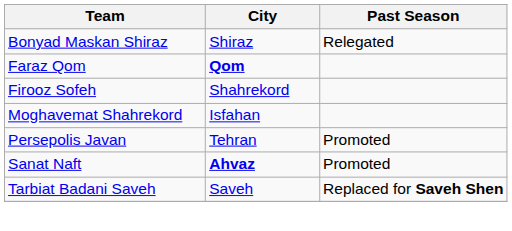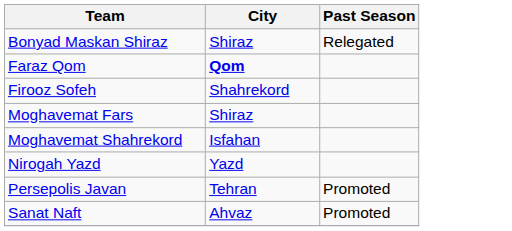+ row: (71, 115)
+ row: (54, 164)
(232, 164) bold -> (231, 213) normal
- row: (82, 189)
